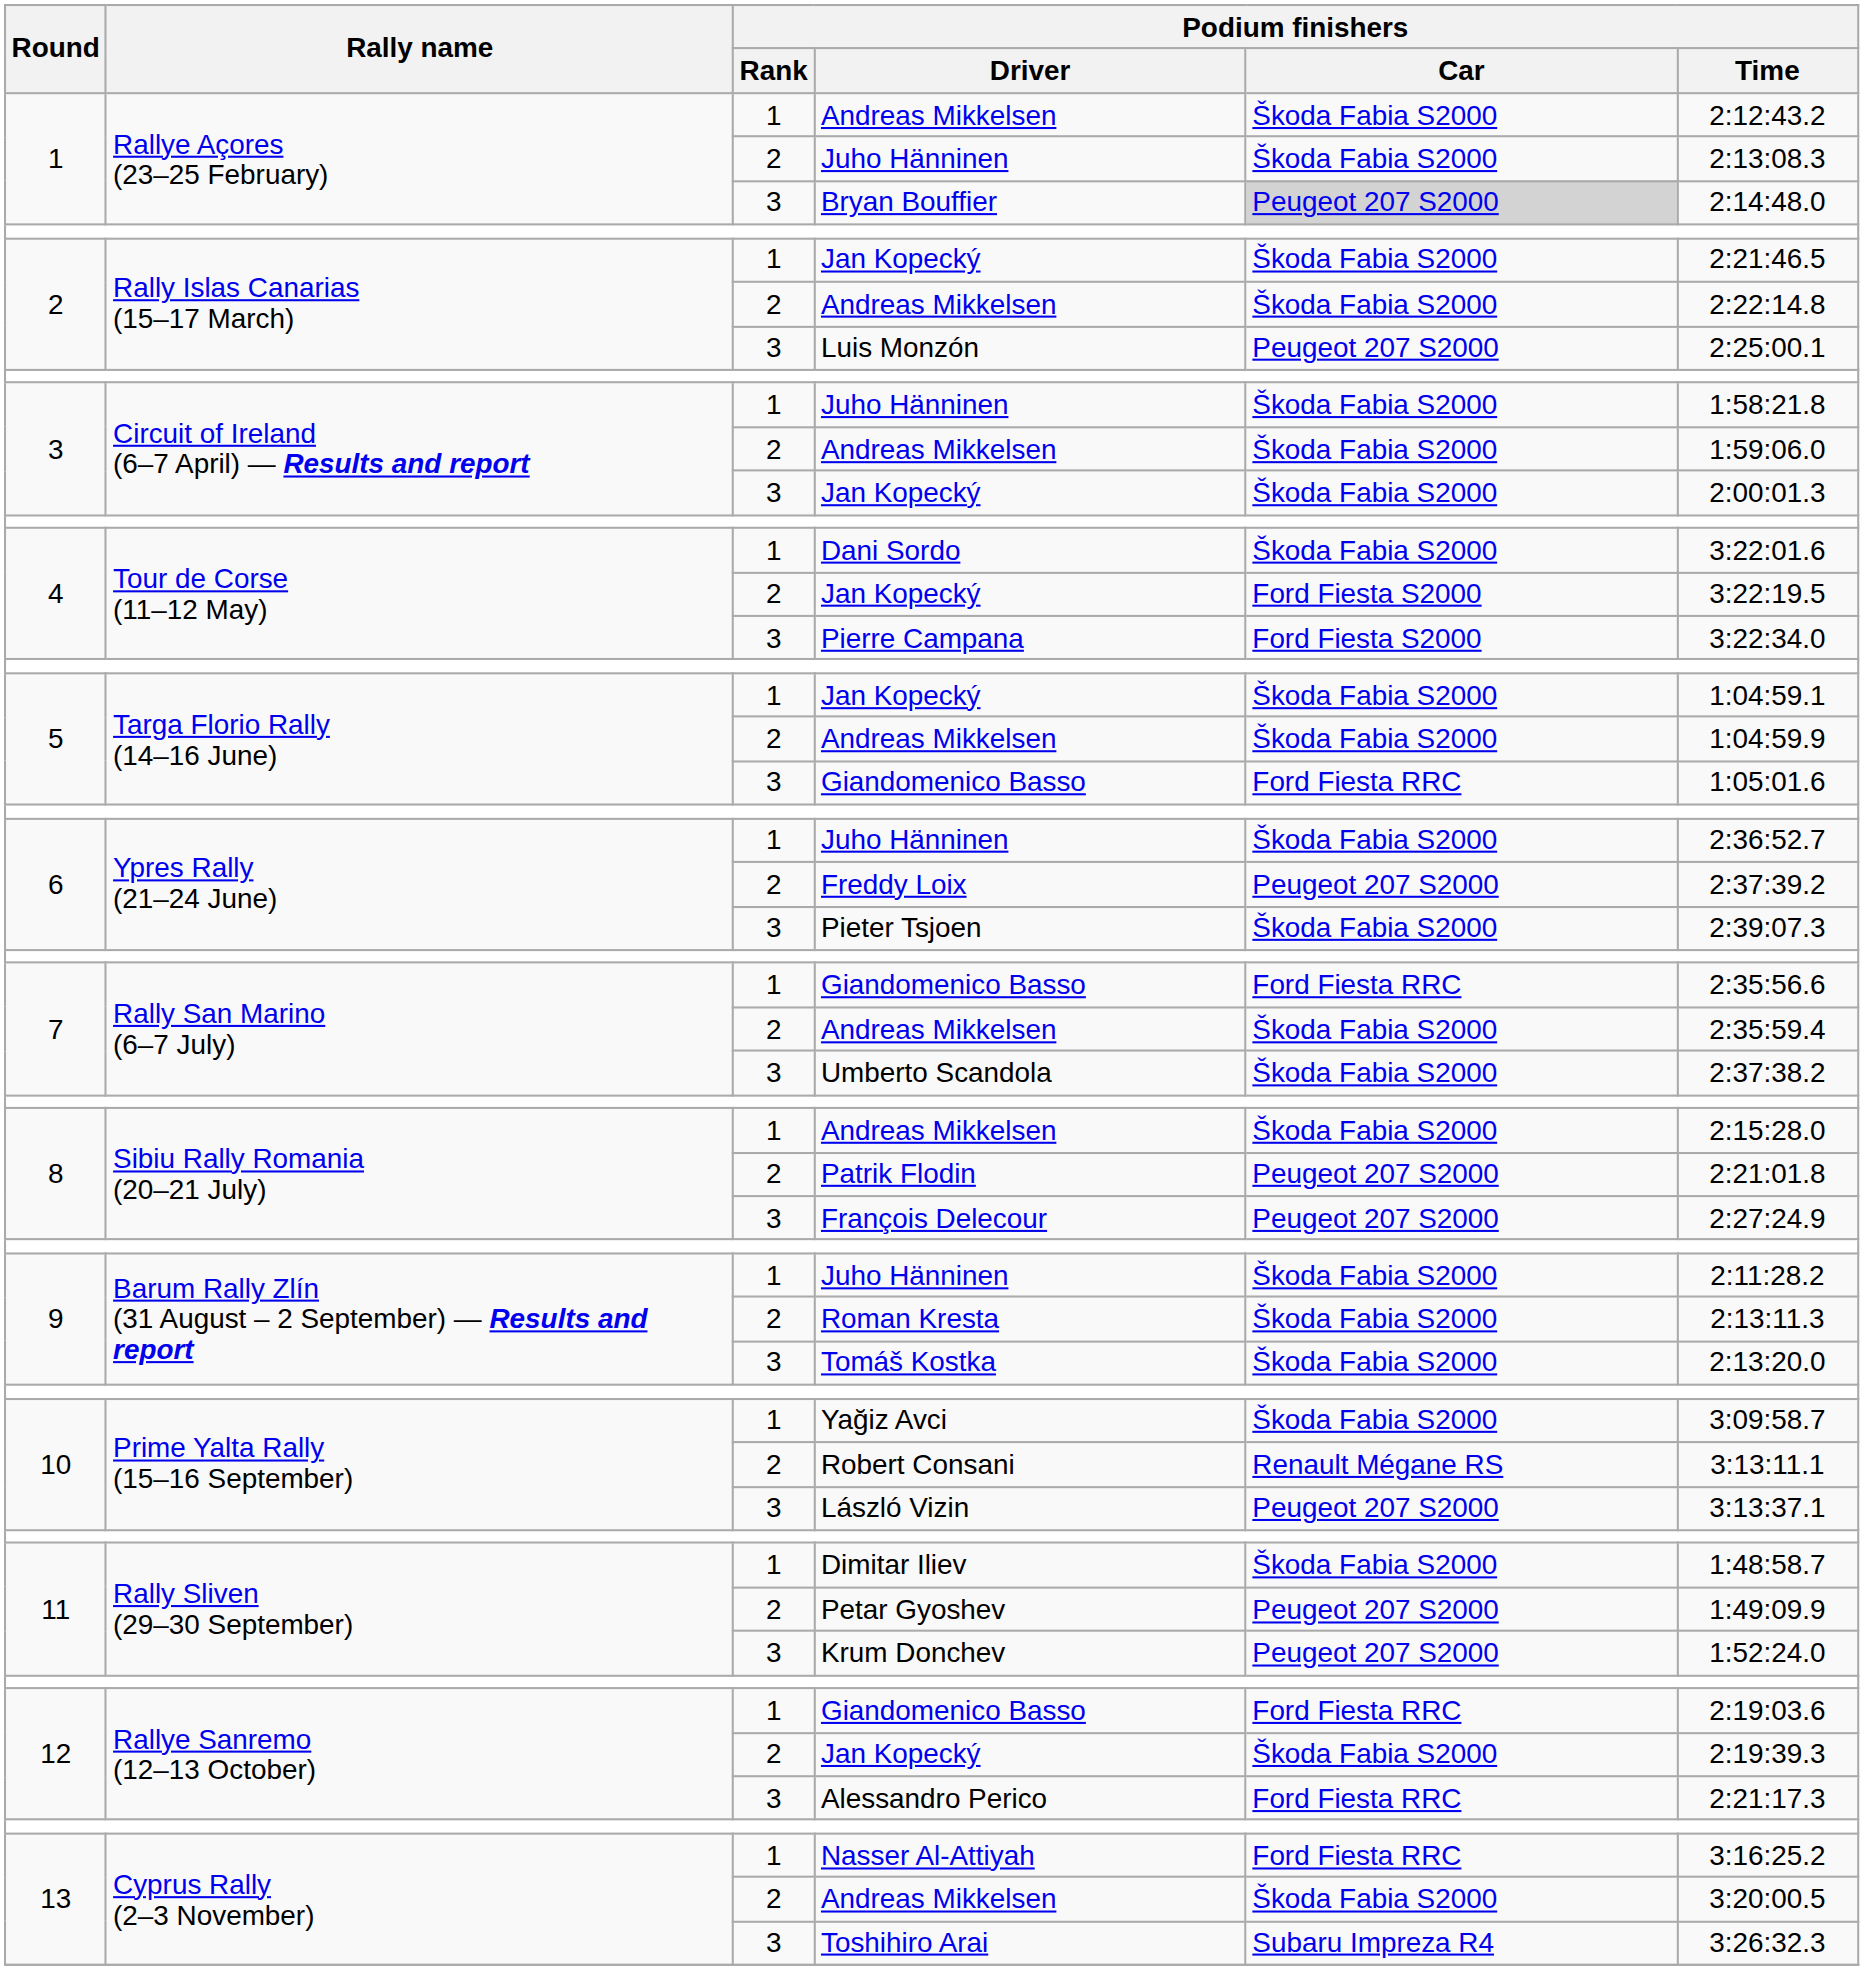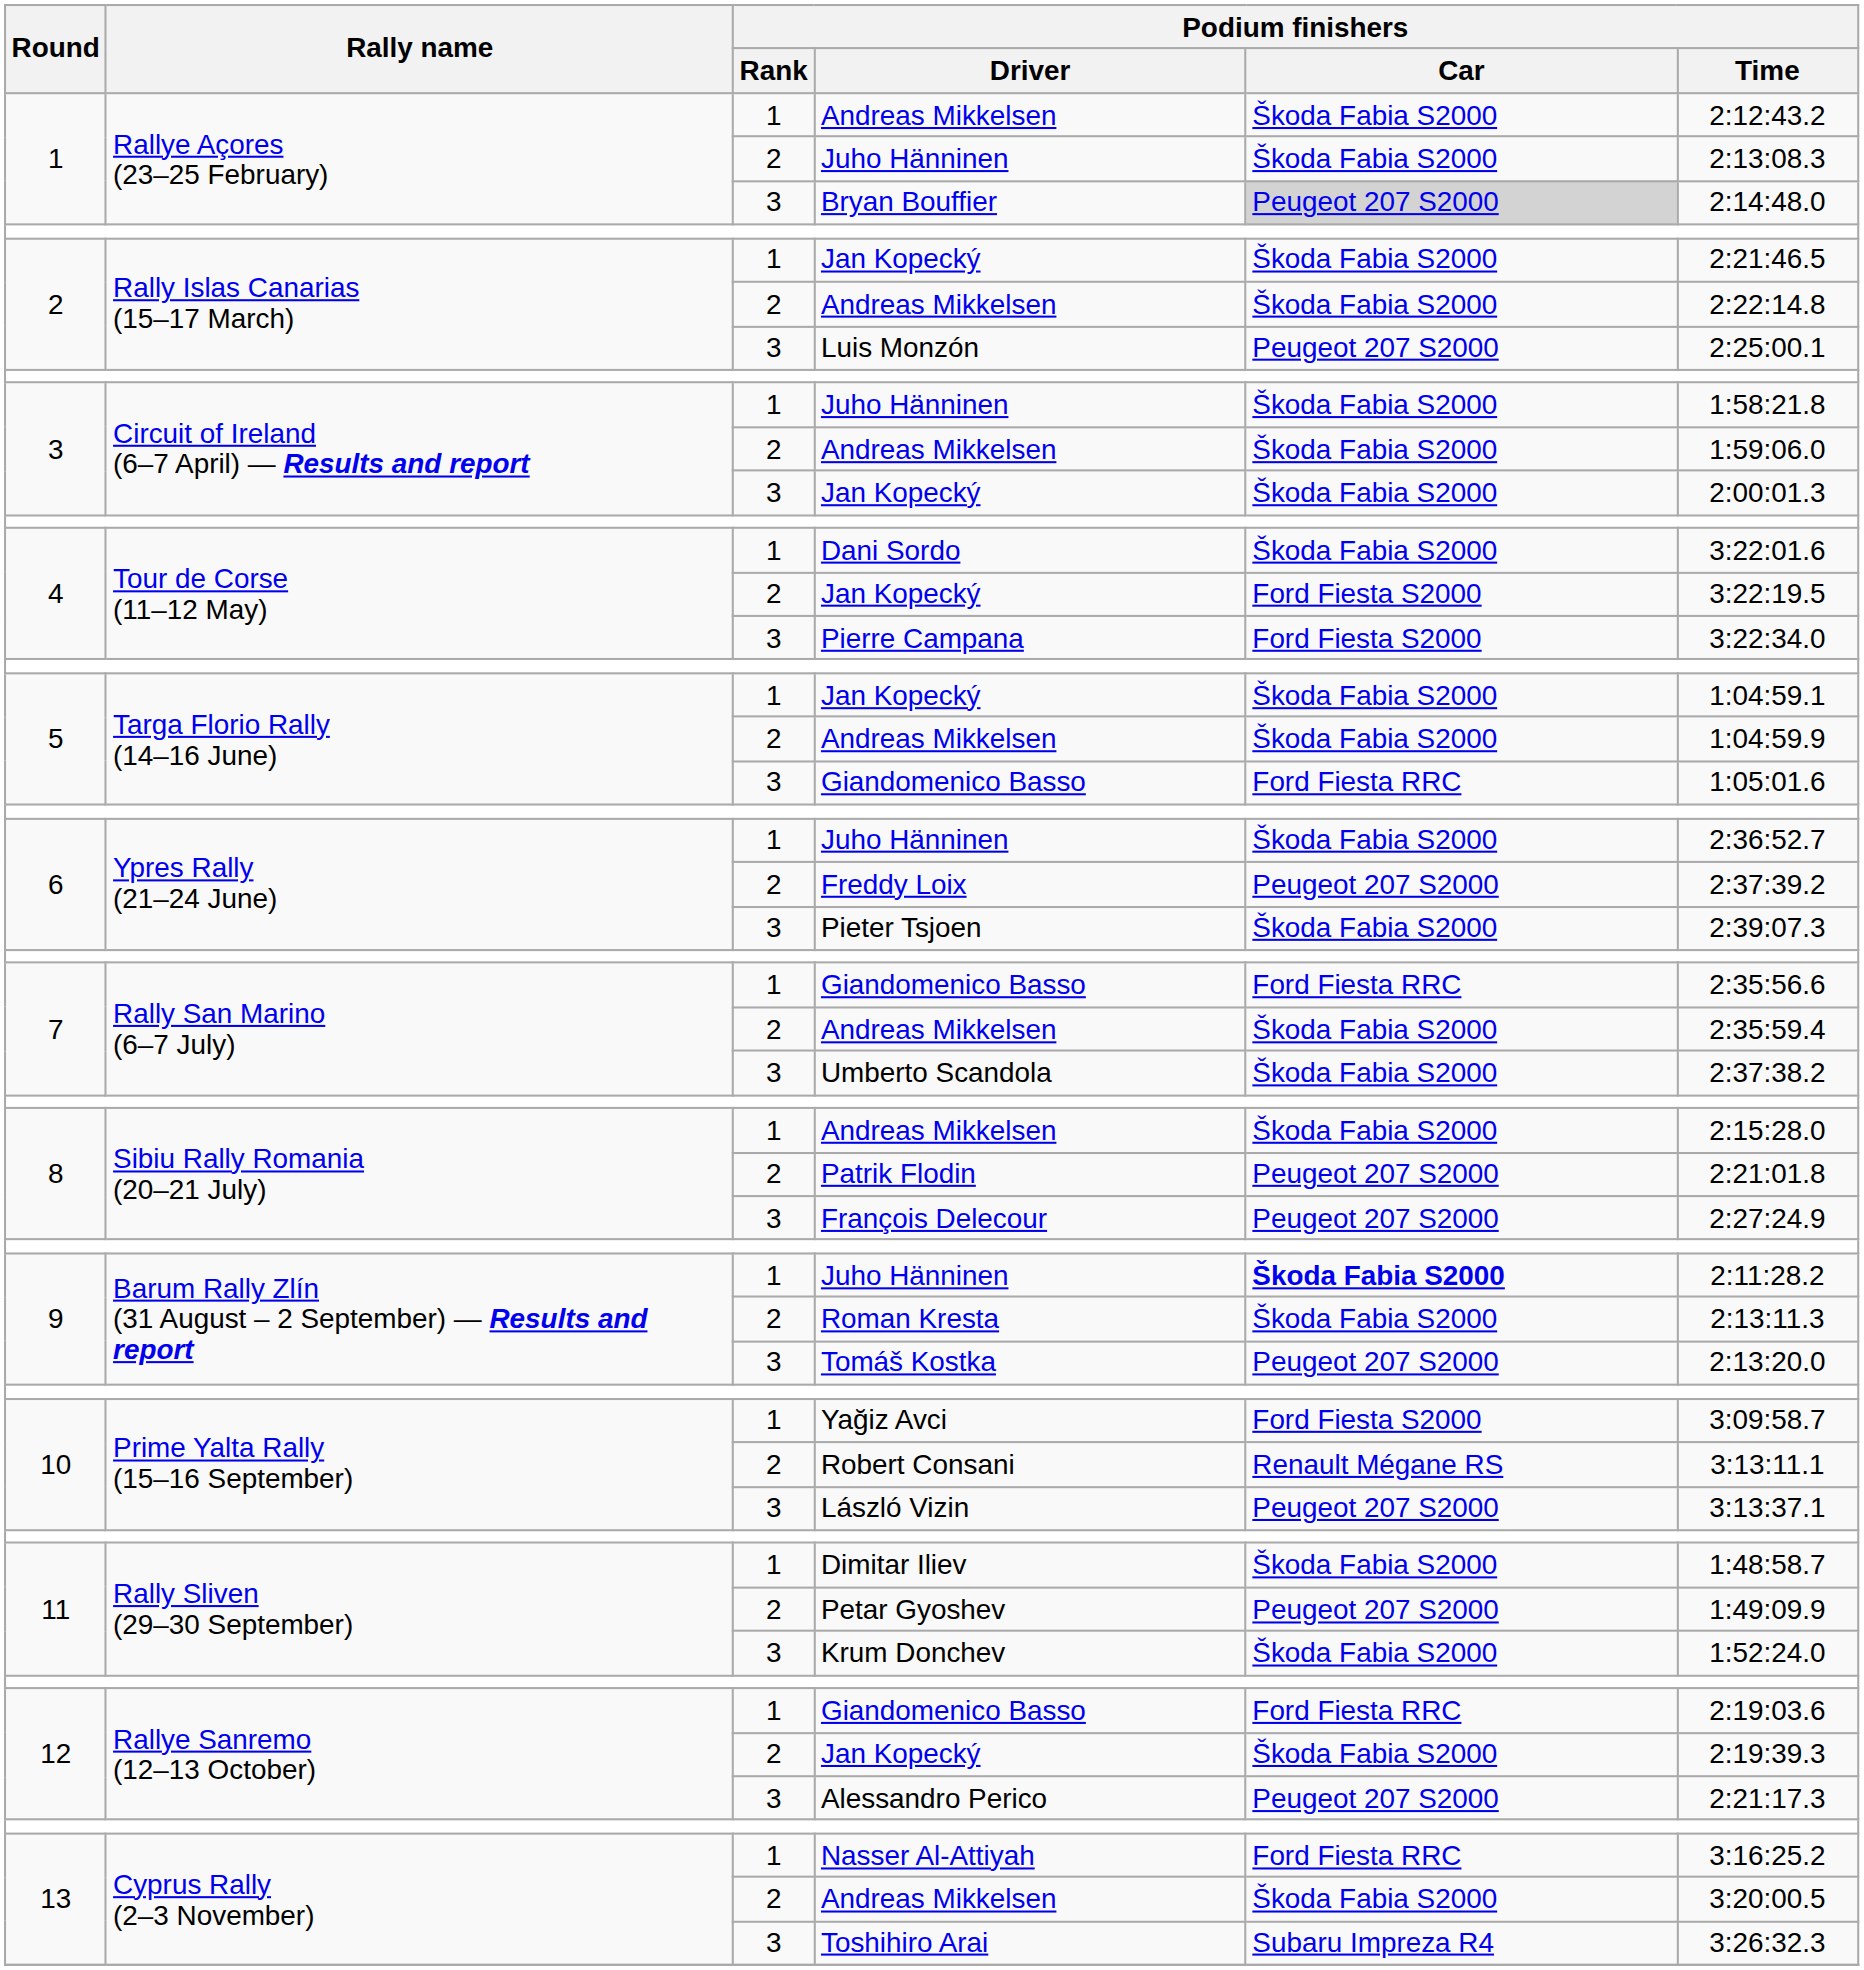(1375, 1275) normal -> (1379, 1275) bold
(1375, 1363) Škoda Fabia S2000 -> (1376, 1363) Peugeot 207 S2000
(1375, 1420) Škoda Fabia S2000 -> (1367, 1420) Ford Fiesta S2000
(1376, 1653) Peugeot 207 S2000 -> (1375, 1653) Škoda Fabia S2000
(1357, 1798) Ford Fiesta RRC -> (1376, 1798) Peugeot 207 S2000
